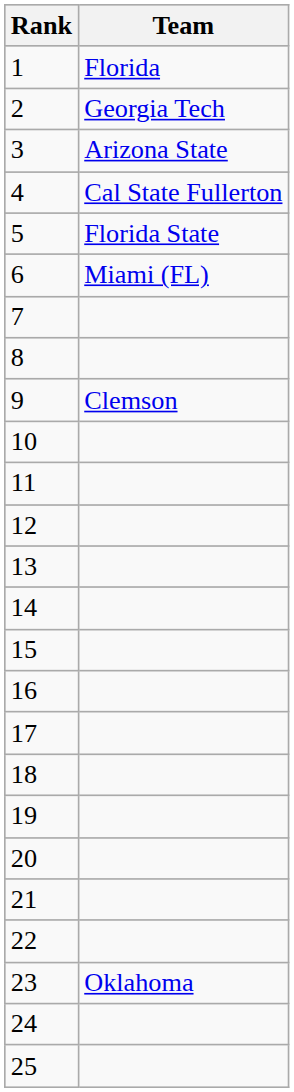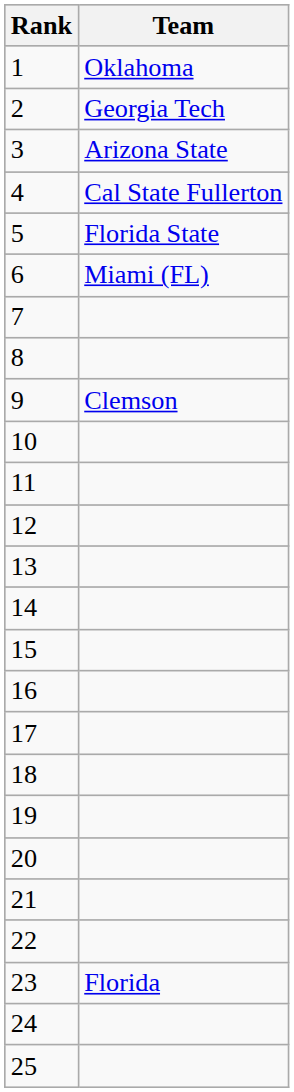(122, 66) Florida -> (139, 66) Oklahoma
(139, 982) Oklahoma -> (122, 982) Florida
